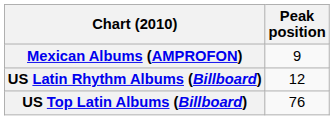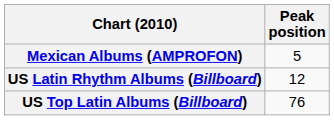(297, 56) 9 -> (297, 56) 5
